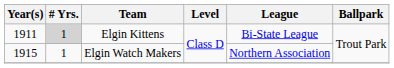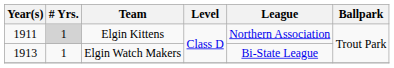(280, 34) Bi-State League -> (280, 34) Northern Association
(25, 53) 1915 -> (25, 53) 1913
(280, 53) Northern Association -> (280, 53) Bi-State League
